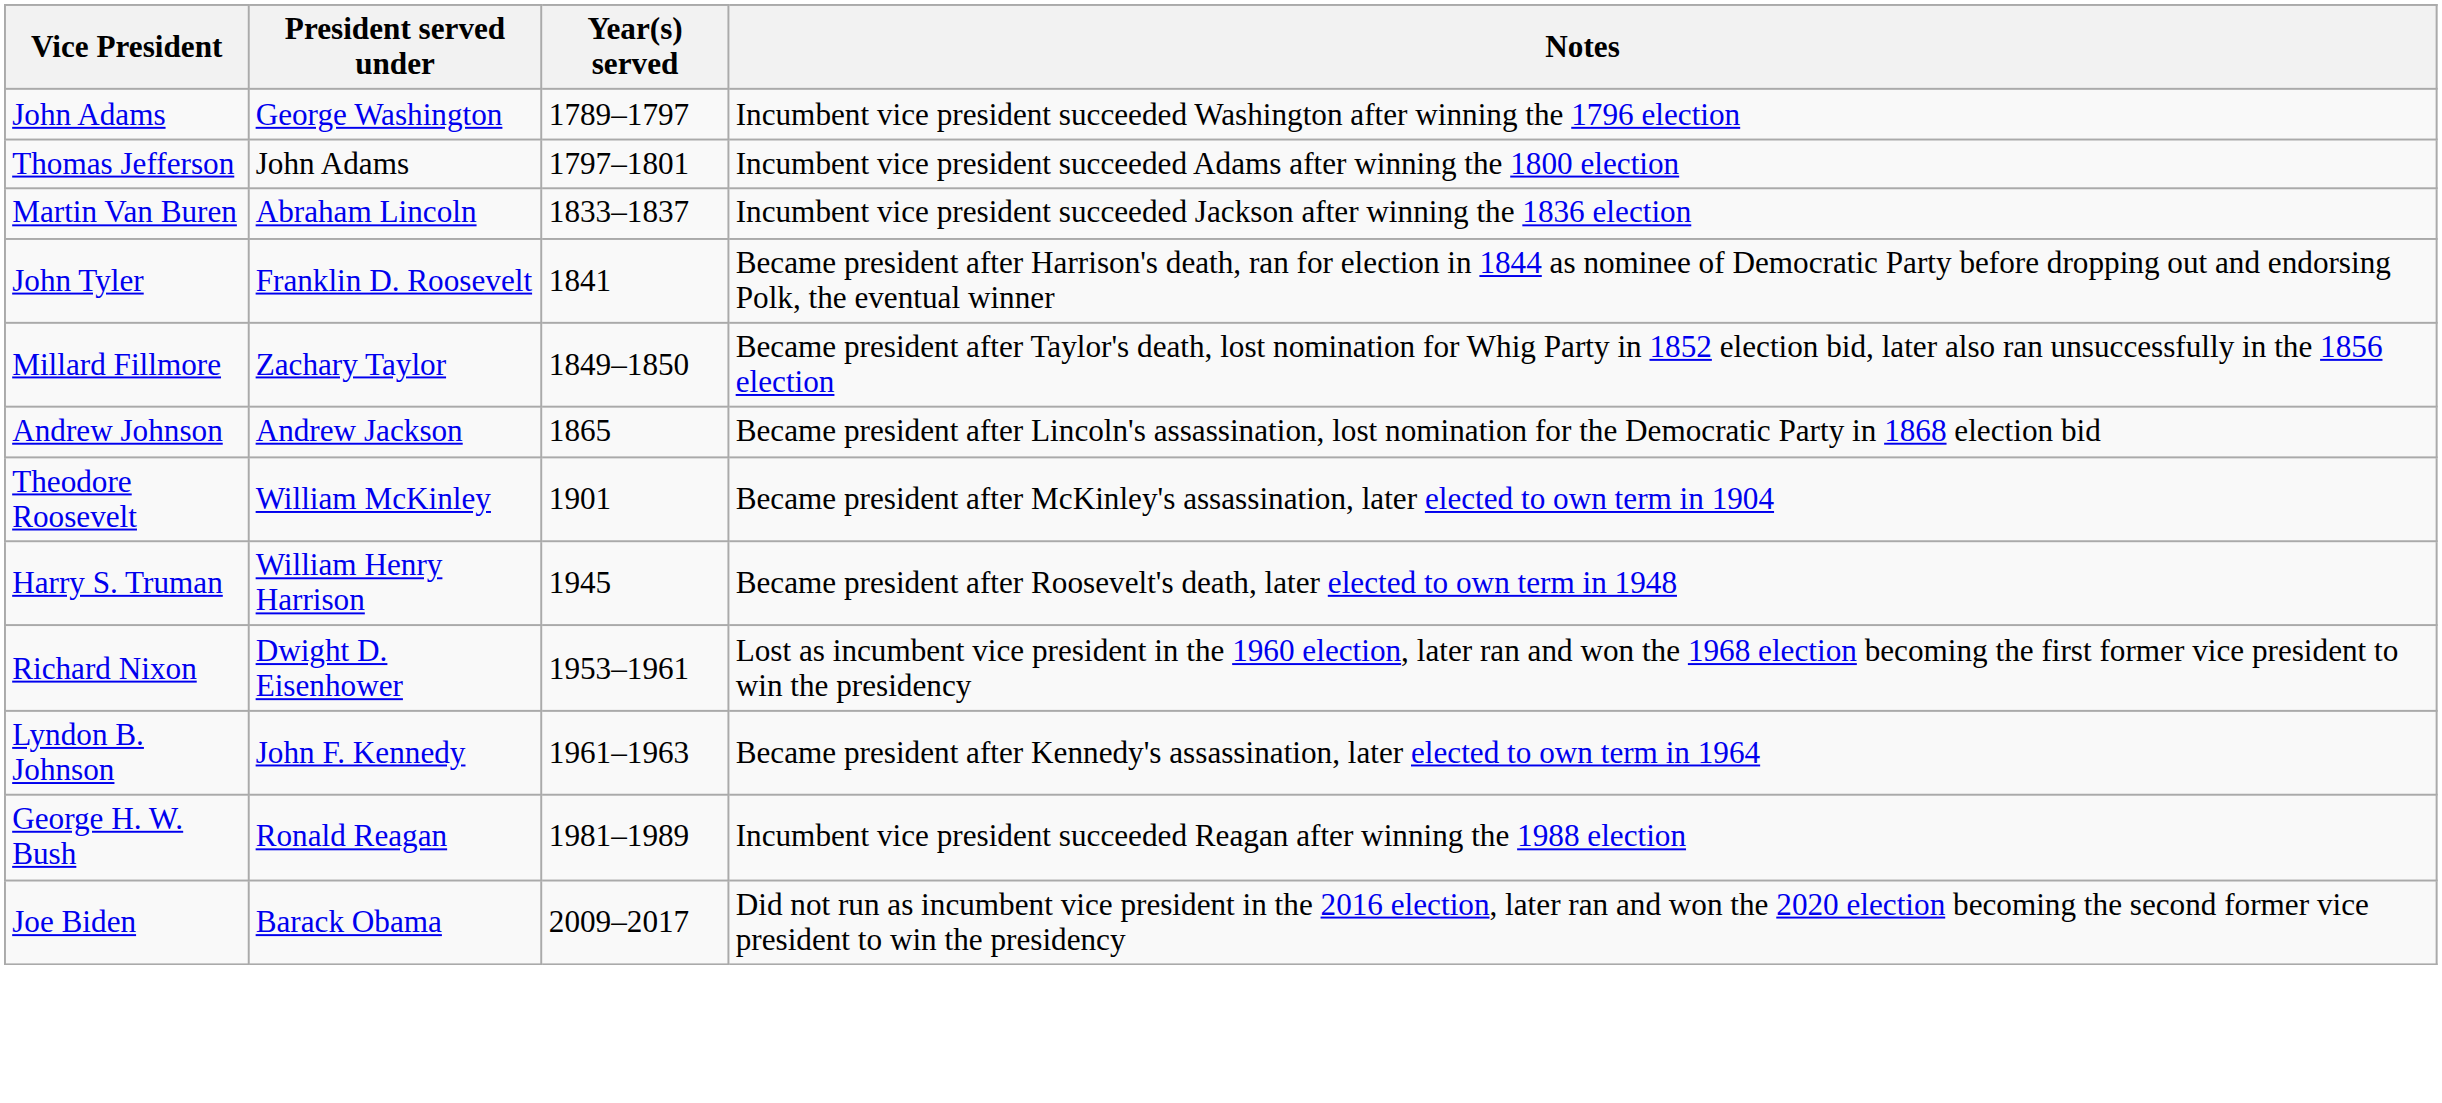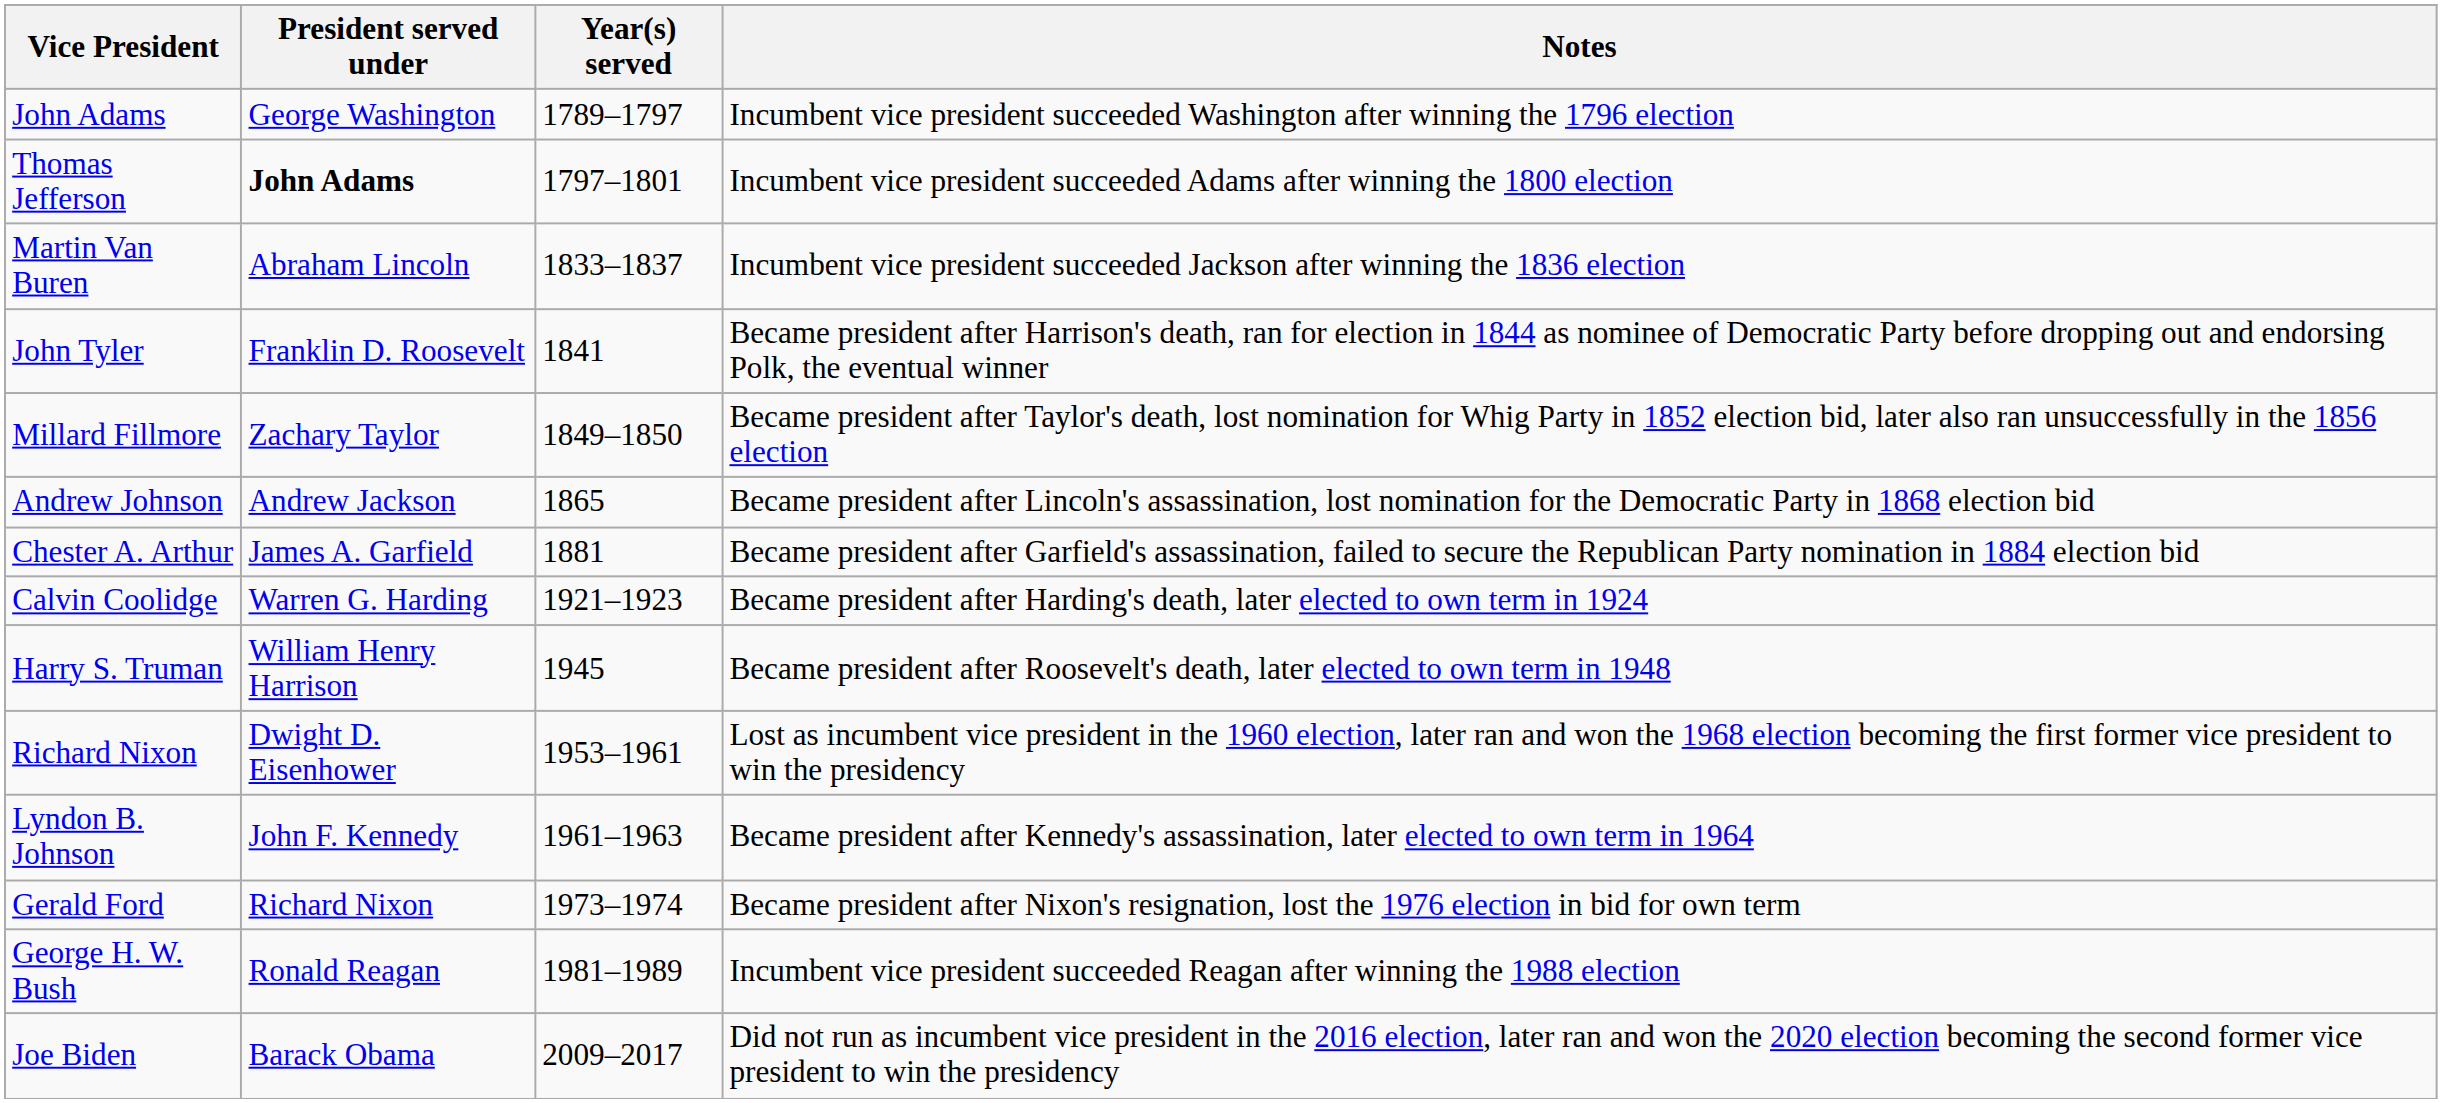(332, 163) normal -> (331, 180) bold
+ row: (123, 551)
- row: (75, 498)
+ row: (115, 600)
+ row: (88, 903)
